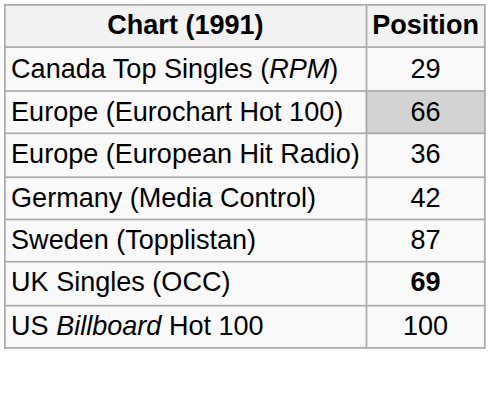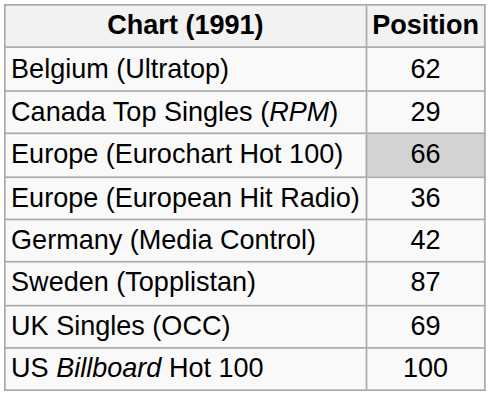+ row: (120, 68)
(426, 283) bold -> (426, 326) normal
